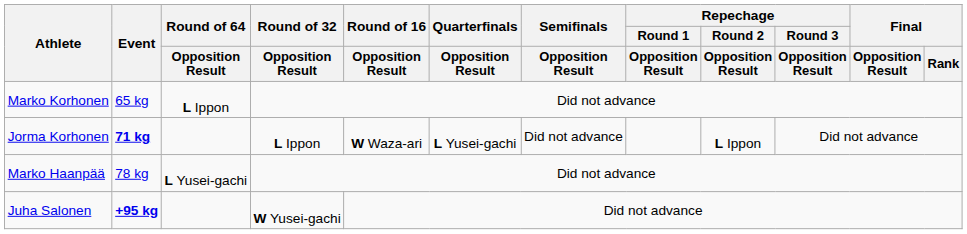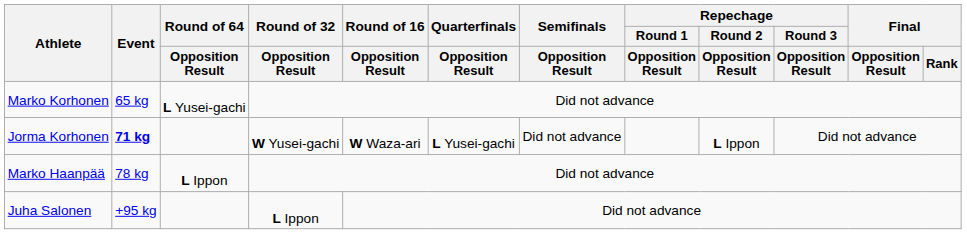(206, 108) L Ippon -> (204, 108) L Yusei-gachi
(297, 144) L Ippon -> (296, 144) W Yusei-gachi
(206, 181) L Yusei-gachi -> (204, 181) L Ippon
(137, 210) bold -> (136, 210) normal
(297, 218) W Yusei-gachi -> (296, 218) L Ippon
